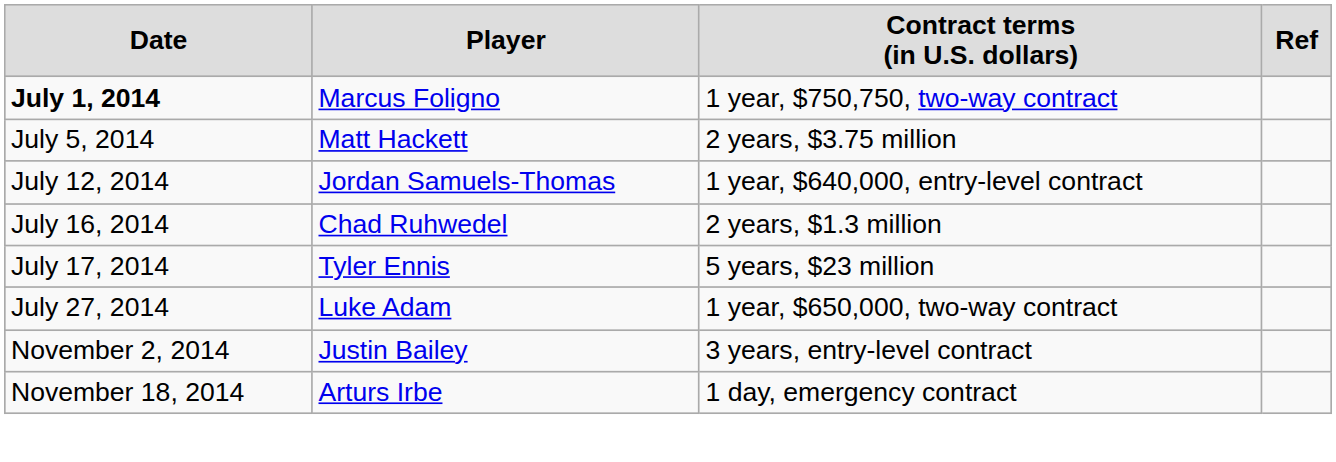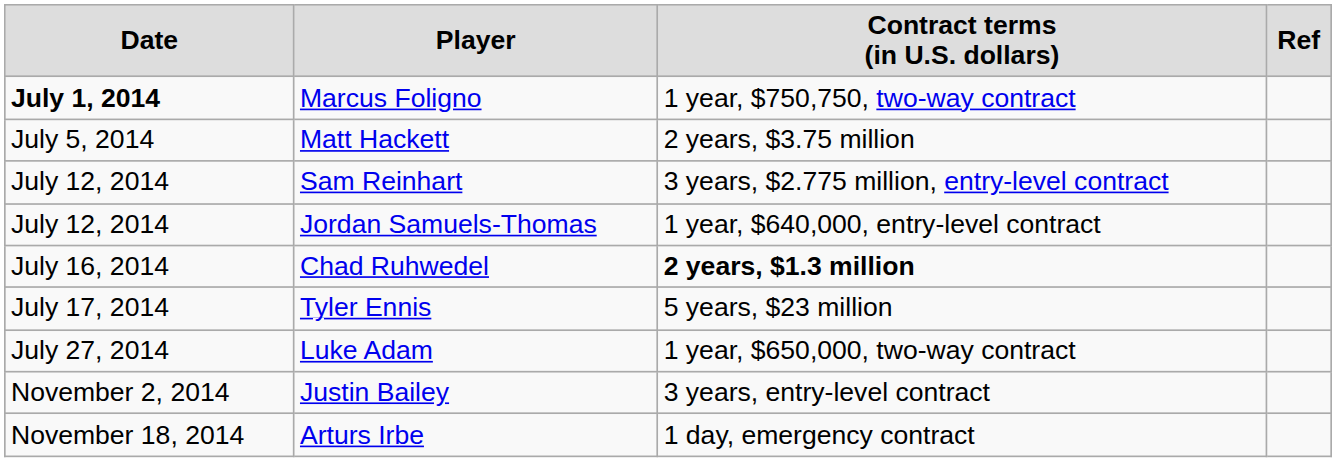+ row: (381, 181)
(824, 223) normal -> (789, 266) bold
